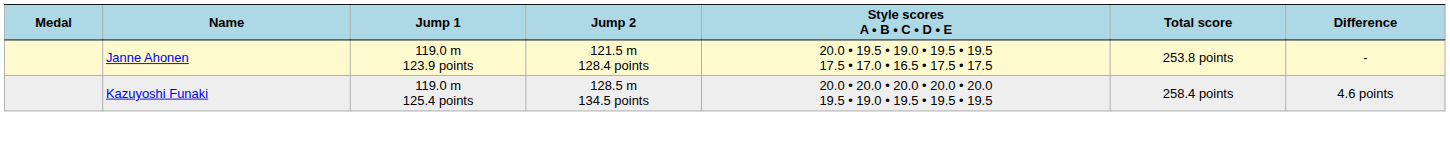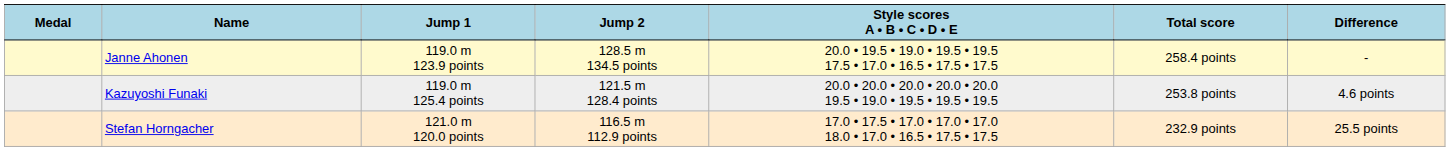(614, 58) 121.5 m 128.4 points -> (622, 58) 128.5 m 134.5 points
(1198, 58) 253.8 points -> (1201, 58) 258.4 points
(614, 93) 128.5 m 134.5 points -> (622, 93) 121.5 m 128.4 points
(1198, 93) 258.4 points -> (1201, 93) 253.8 points
+ row: (159, 129)
